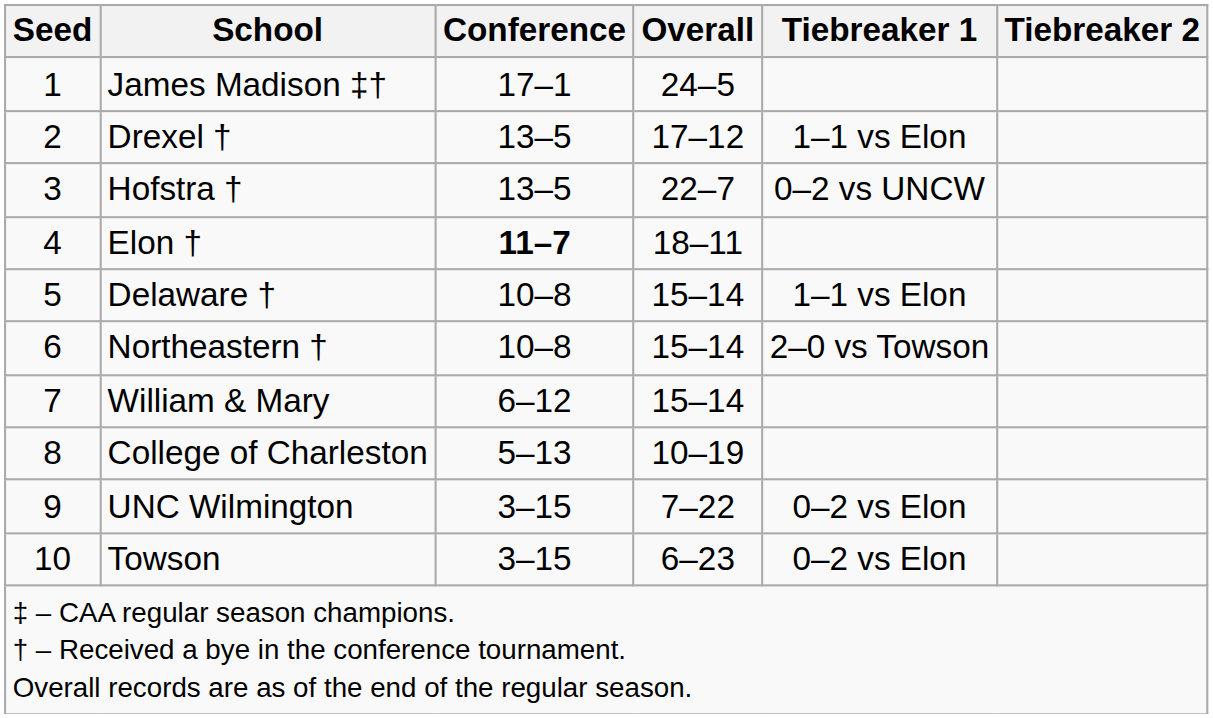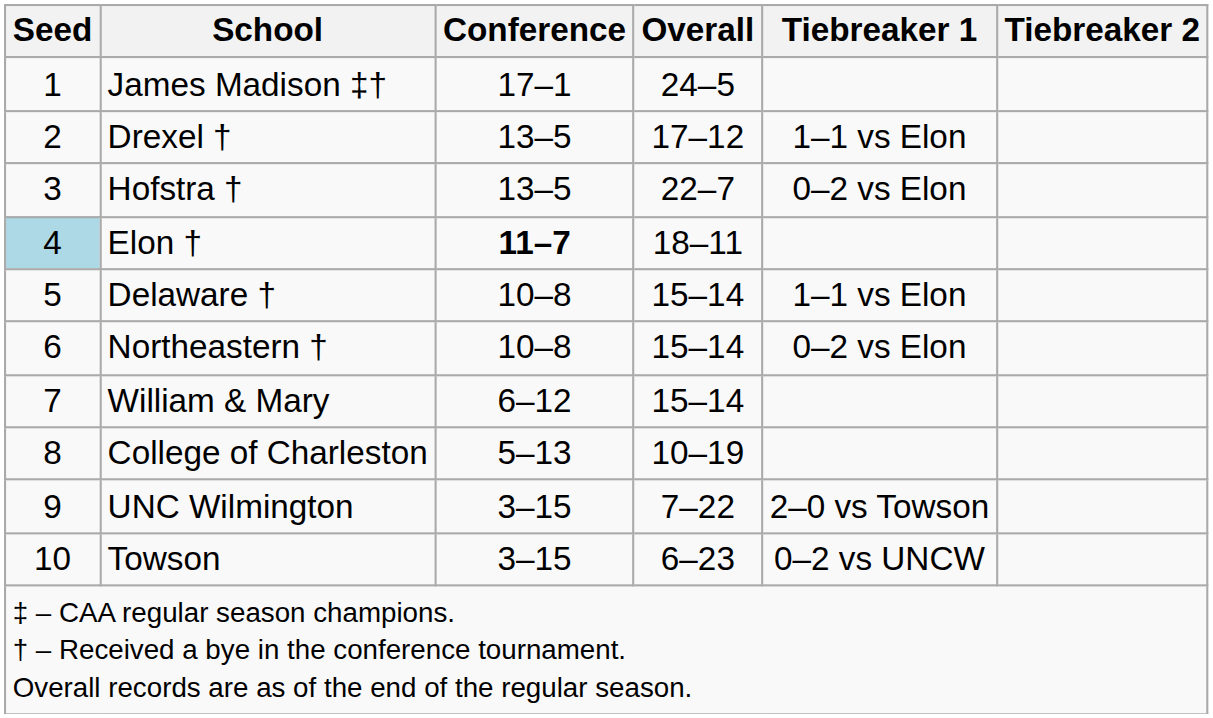(879, 189) 0–2 vs UNCW -> (879, 189) 0–2 vs Elon
(52, 242) no background -> (52, 242) lightblue background
(879, 347) 2–0 vs Towson -> (879, 347) 0–2 vs Elon
(879, 505) 0–2 vs Elon -> (879, 505) 2–0 vs Towson
(879, 558) 0–2 vs Elon -> (879, 558) 0–2 vs UNCW
